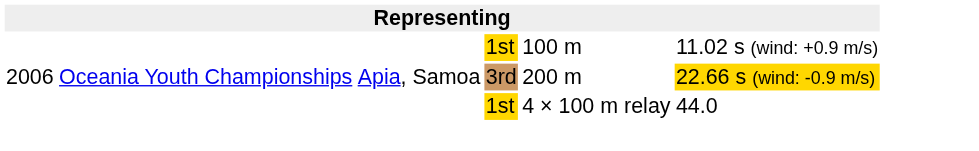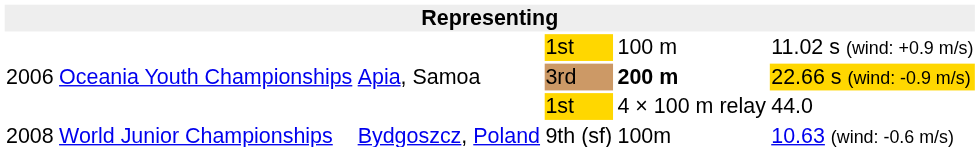(552, 76) normal -> (648, 76) bold
+ row: (30, 135)
